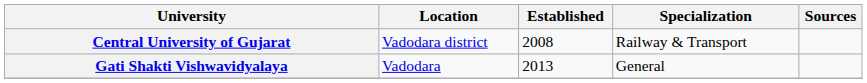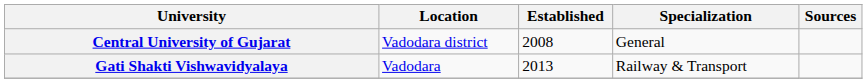(681, 41) Railway & Transport -> (640, 41) General
(640, 66) General -> (681, 66) Railway & Transport
